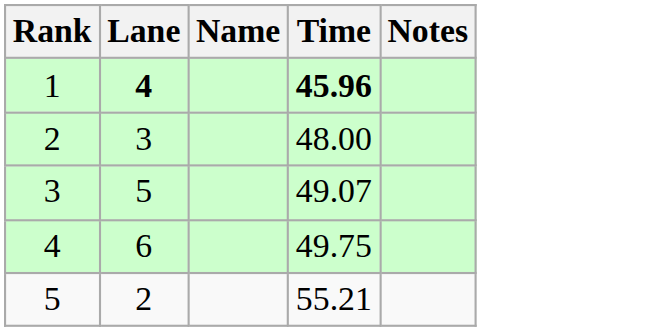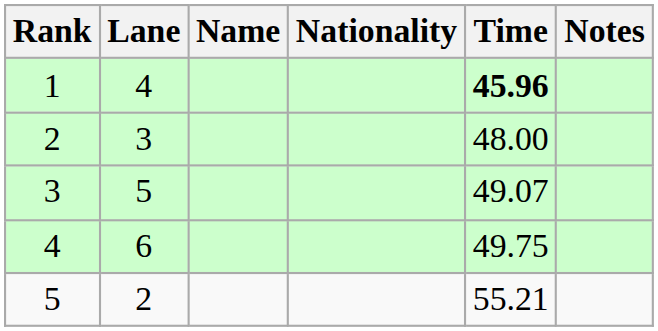+ column: (377, 31)
(144, 84) bold -> (144, 84) normal
